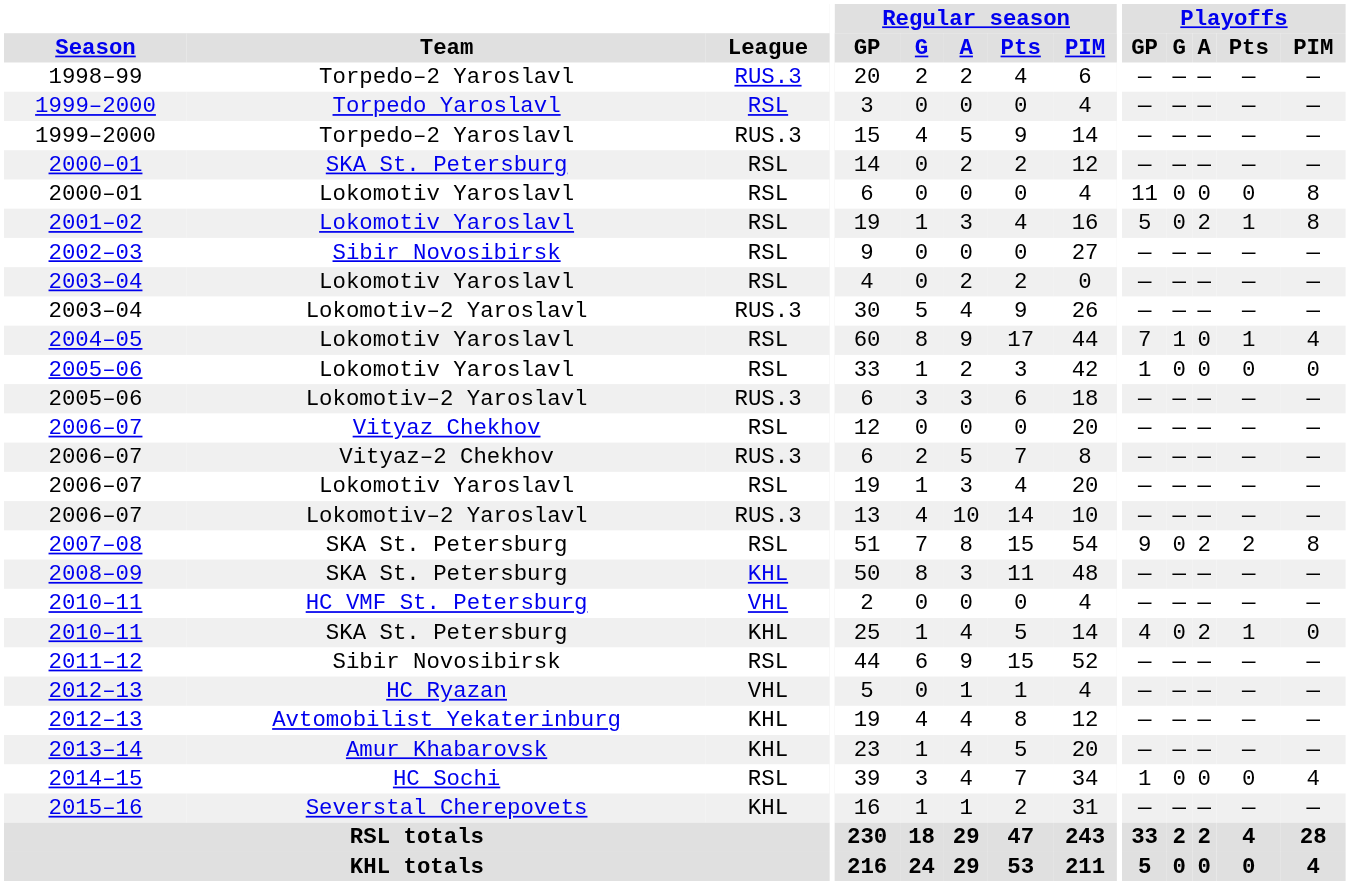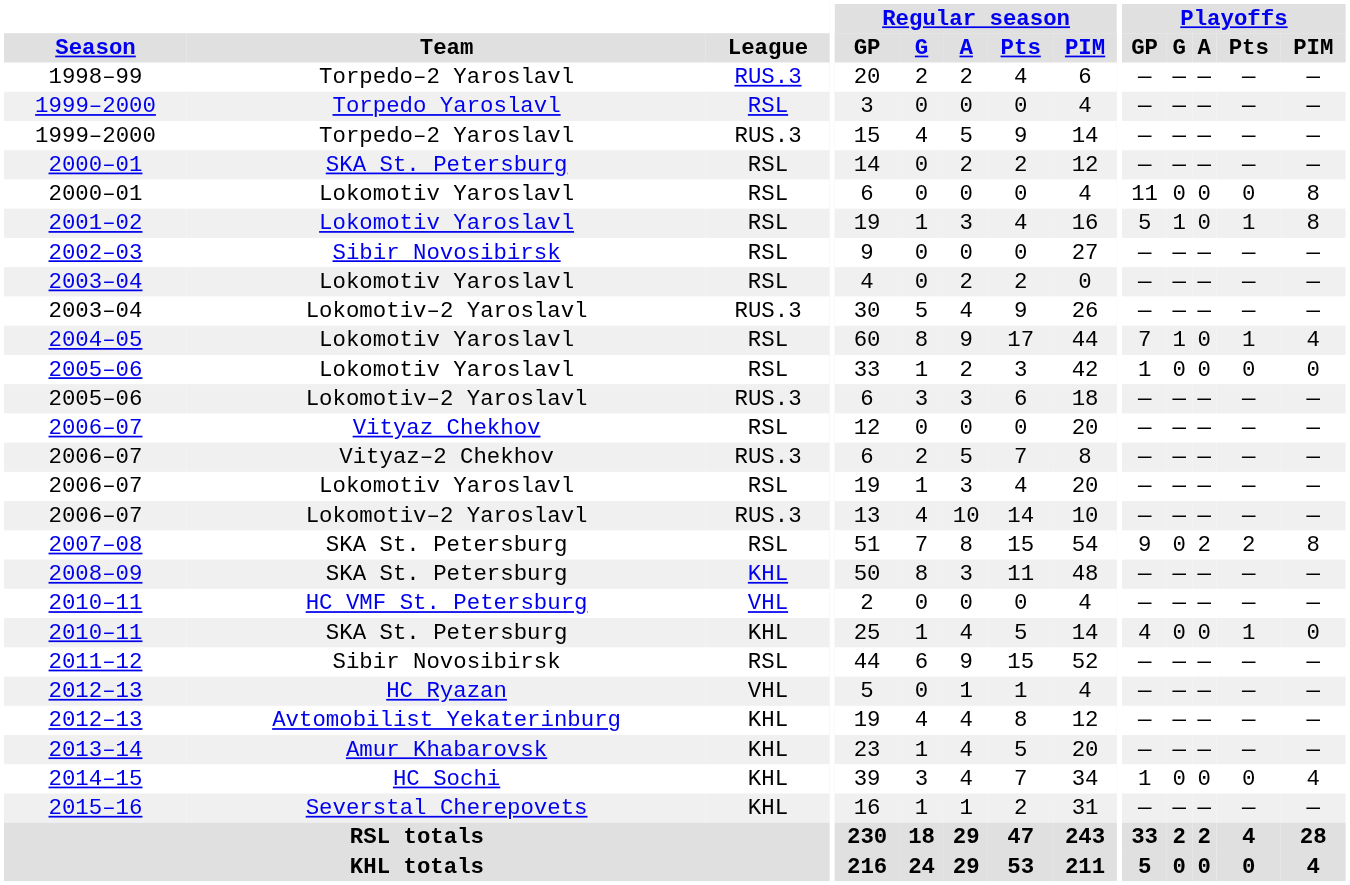(1179, 223) 0 -> (1179, 223) 1
(1204, 223) 2 -> (1204, 223) 0
(1204, 633) 2 -> (1204, 633) 0
(768, 779) RSL -> (768, 779) KHL
